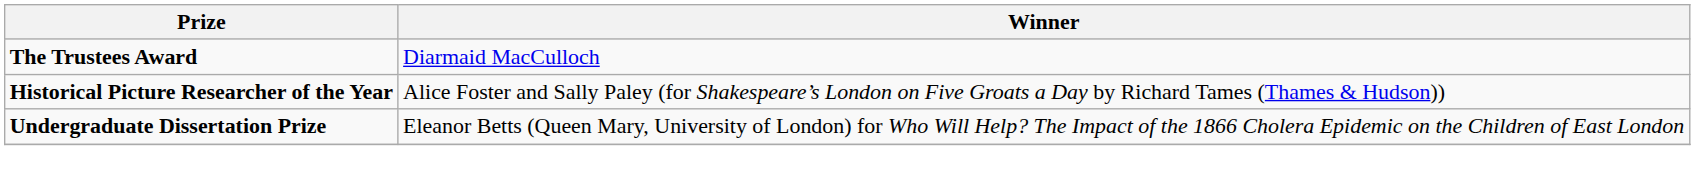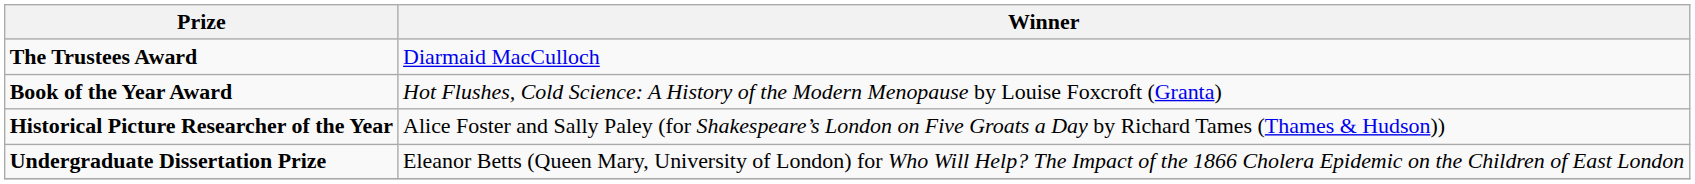+ row: (121, 91)
